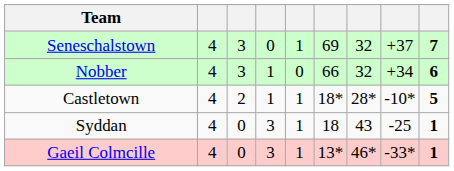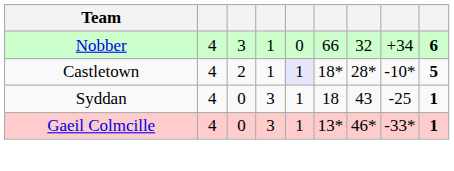- row: (101, 44)
(299, 98) no background -> (299, 71) lavender background
